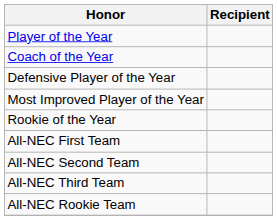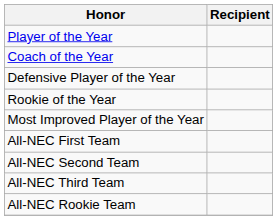rows swapped: (62, 120) <-> (106, 99)
